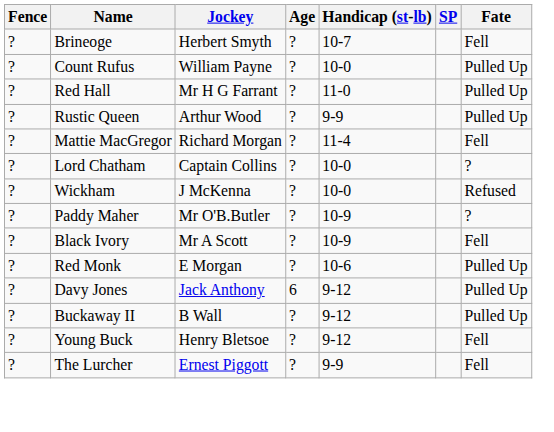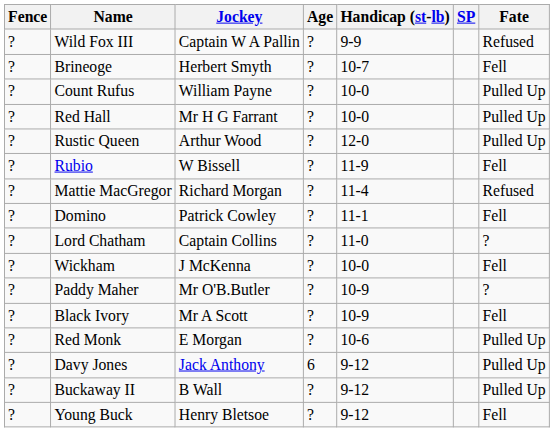+ row: (94, 41)
(336, 91) 11-0 -> (355, 116) 10-0
(333, 116) 9-9 -> (355, 141) 12-0
+ row: (74, 166)
(477, 141) Fell -> (508, 191) Refused
+ row: (80, 215)
(337, 166) 10-0 -> (354, 240) 11-0
(490, 191) Refused -> (495, 265) Fell
- row: (93, 365)
